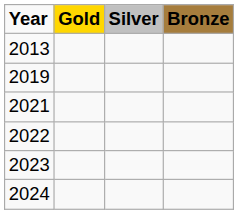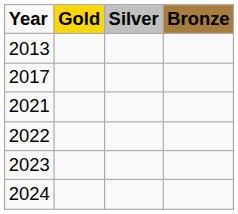+ row: (29, 77)
- row: (29, 77)
